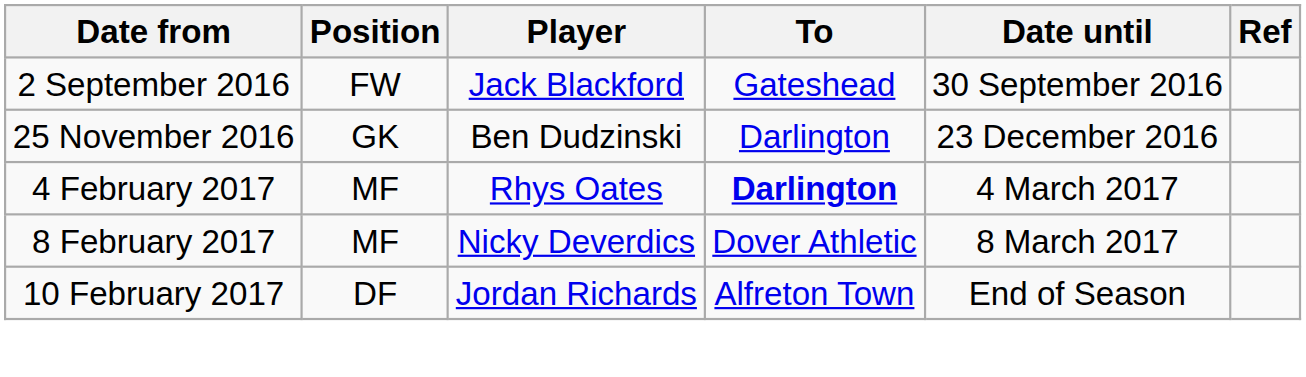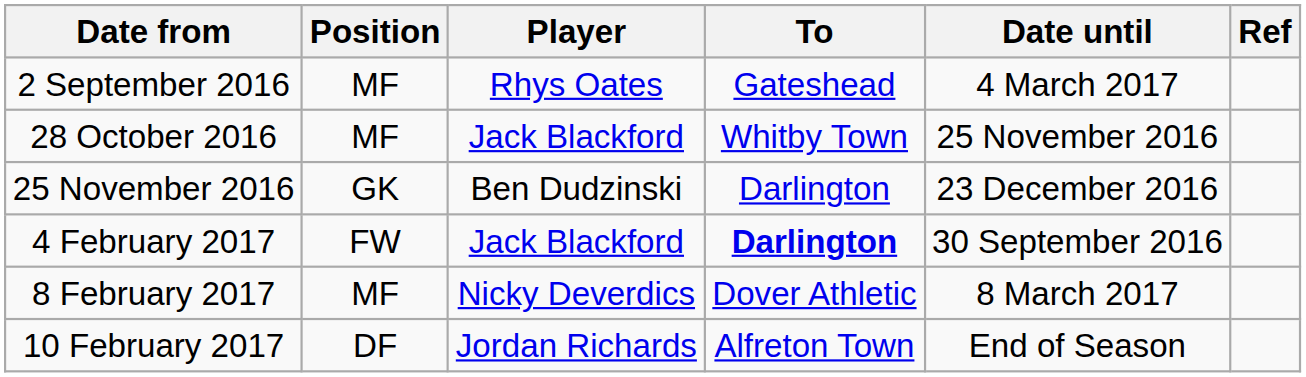(375, 84) FW -> (375, 84) MF
(576, 84) Jack Blackford -> (576, 84) Rhys Oates
(1077, 84) 30 September 2016 -> (1077, 84) 4 March 2017
+ row: (154, 136)
(375, 189) MF -> (375, 241) FW
(576, 189) Rhys Oates -> (576, 241) Jack Blackford
(1077, 189) 4 March 2017 -> (1077, 241) 30 September 2016
